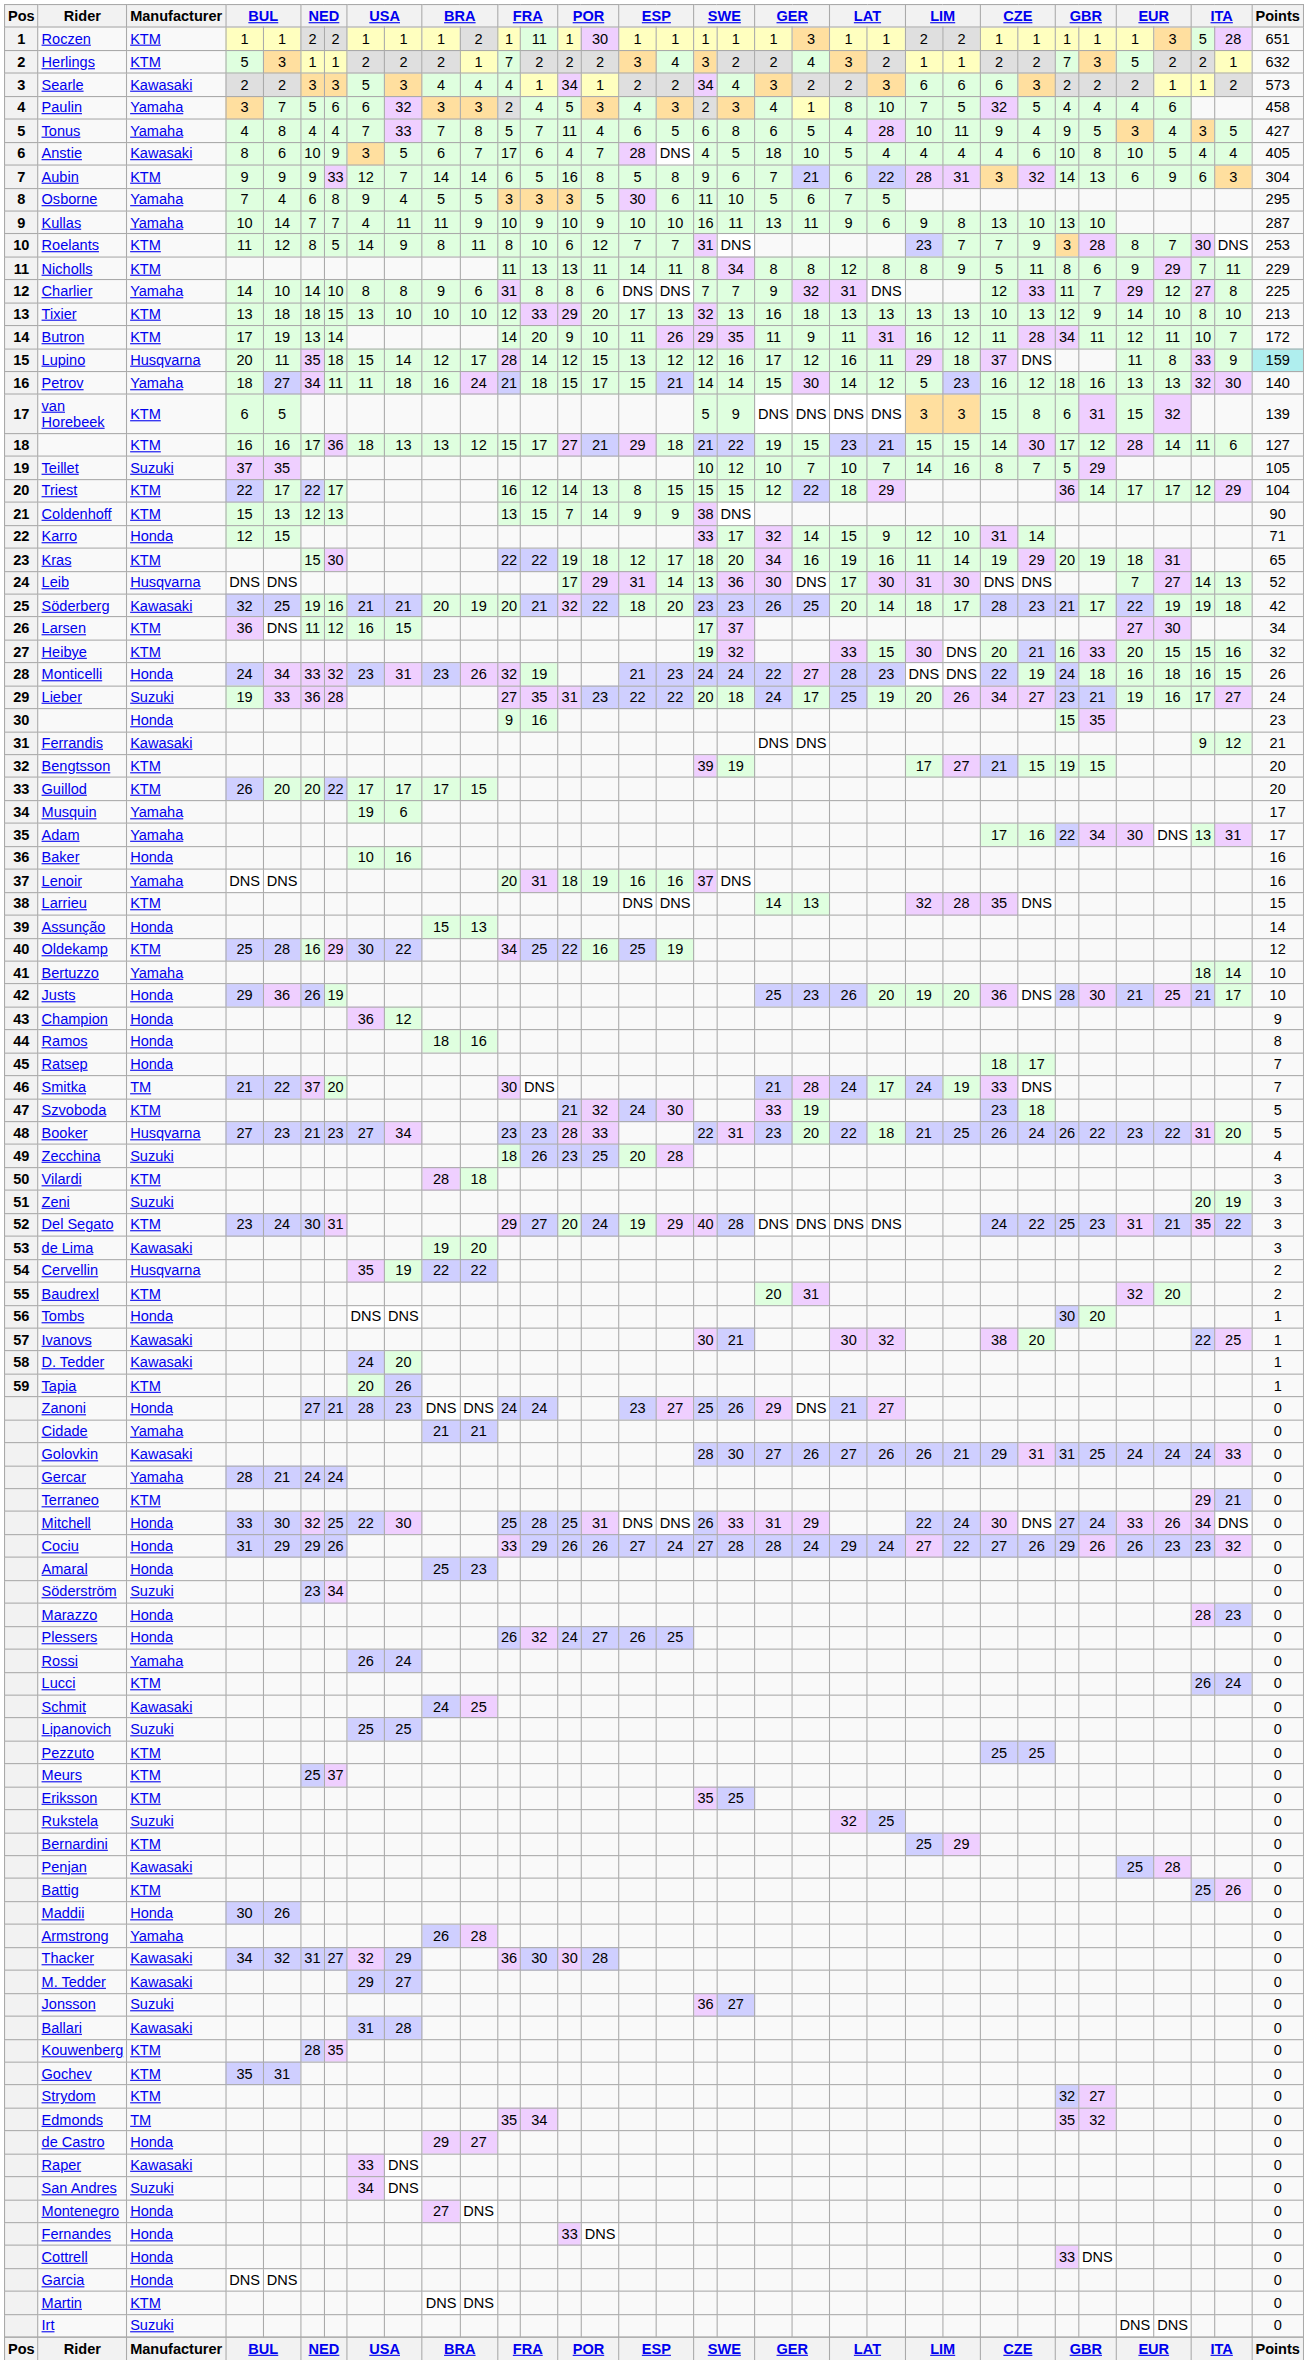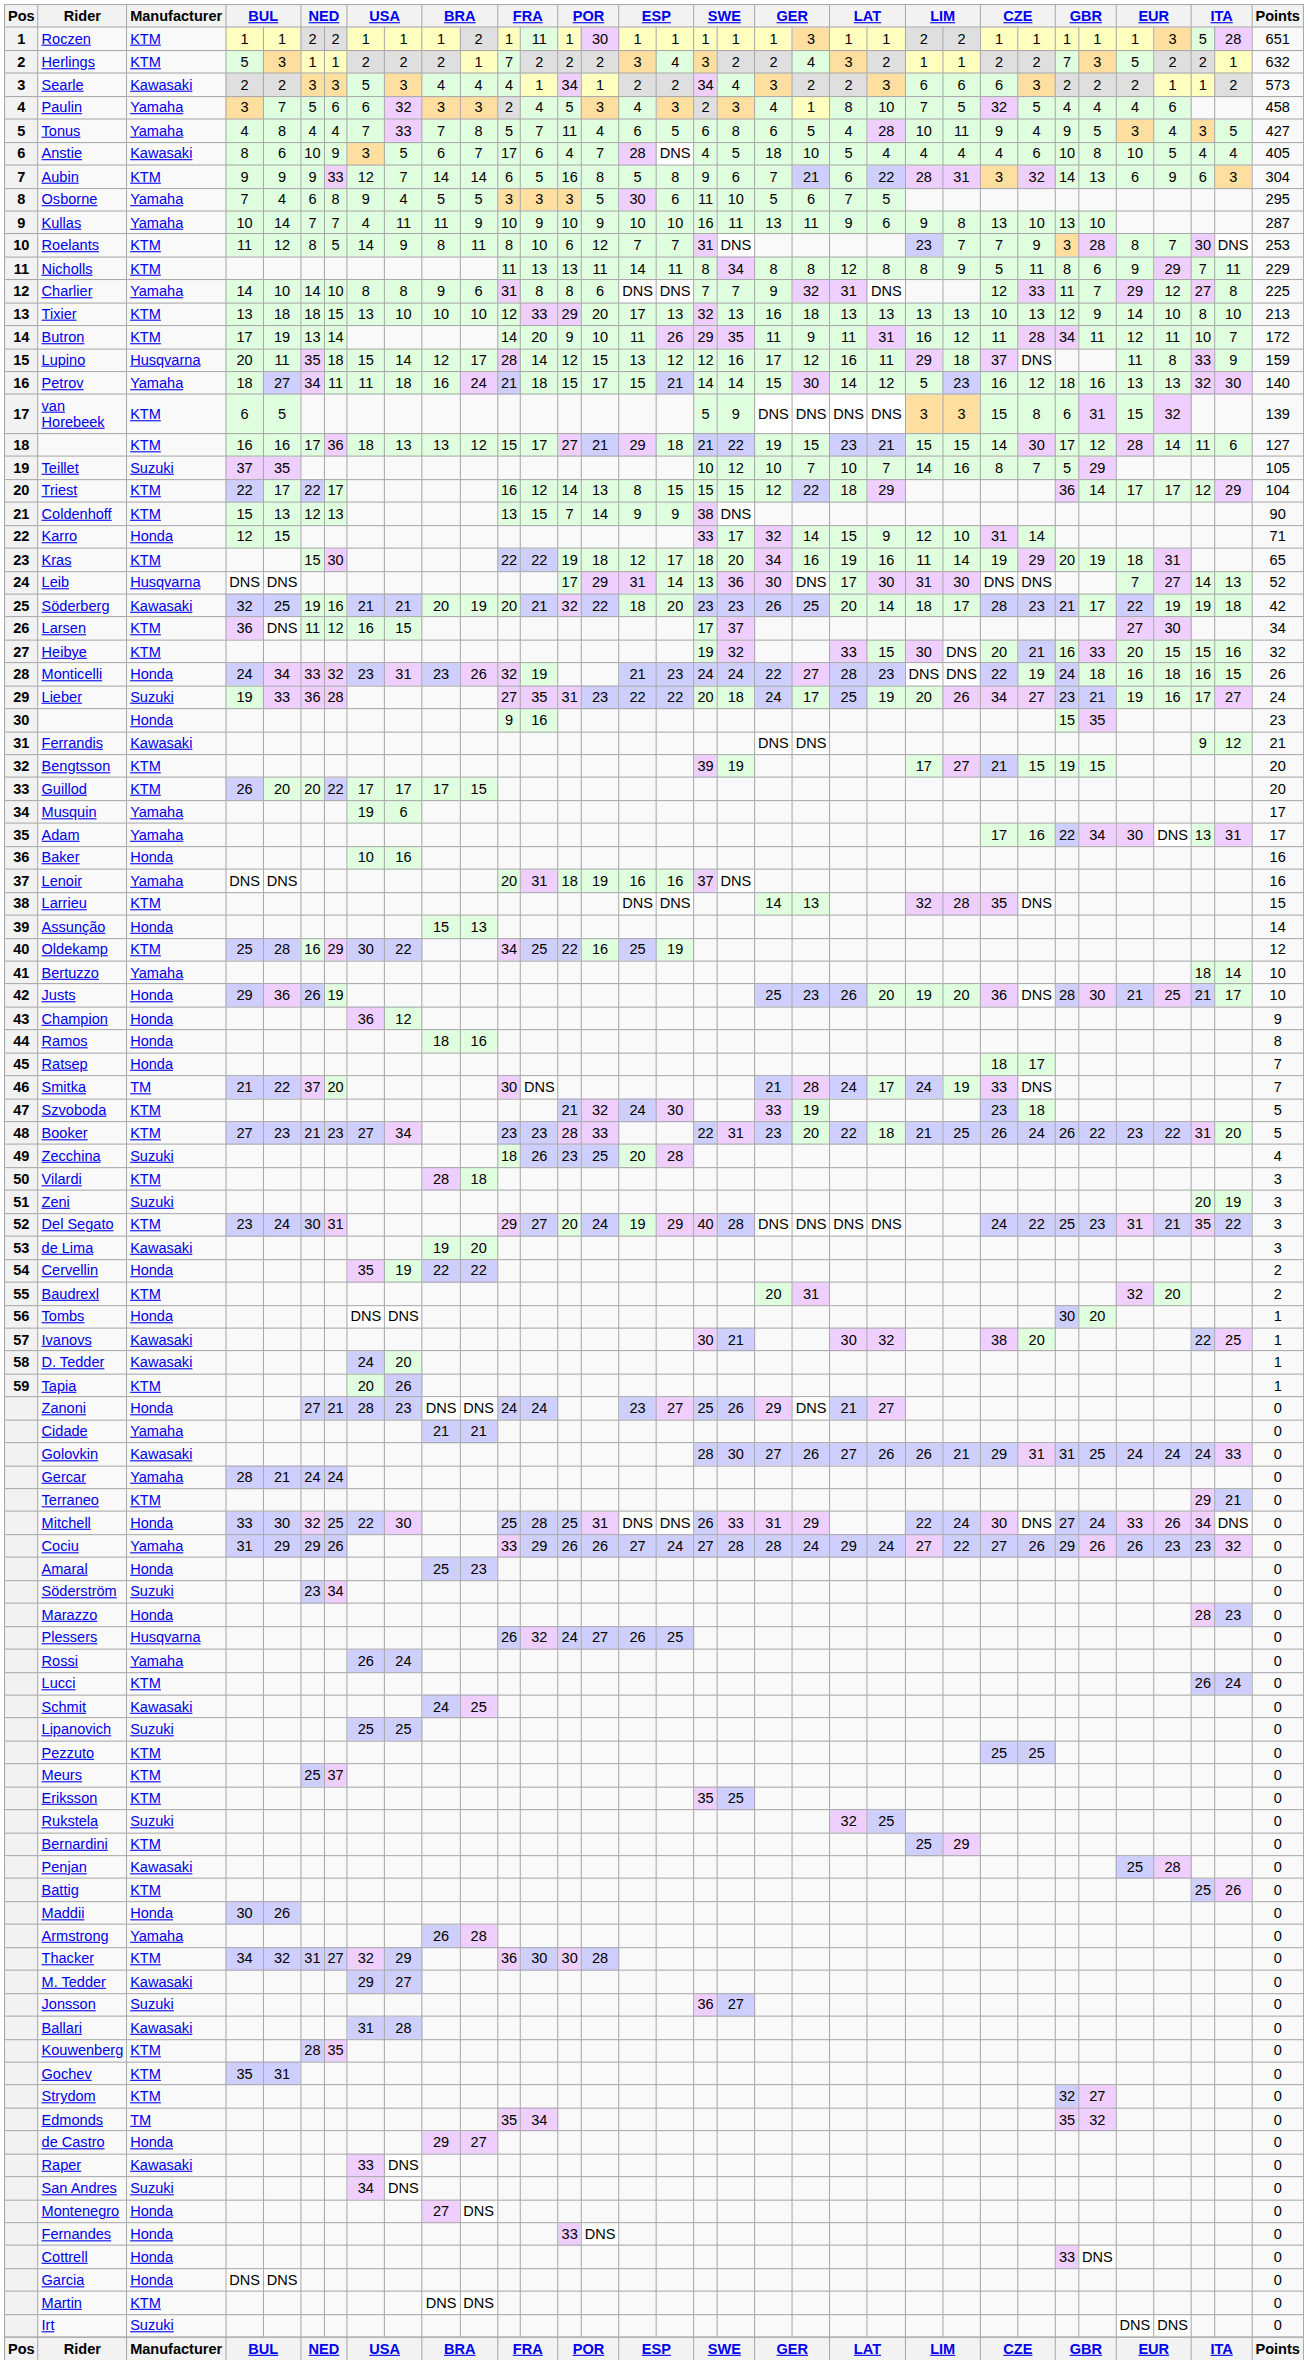(1278, 360) paleturquoise background -> (1278, 360) no background
(165, 1133) Husqvarna -> (145, 1133) KTM
(165, 1270) Husqvarna -> (152, 1270) Honda
(152, 1546) Honda -> (157, 1546) Yamaha
(152, 1637) Honda -> (165, 1637) Husqvarna
(161, 1958) Kawasaki -> (145, 1958) KTM
